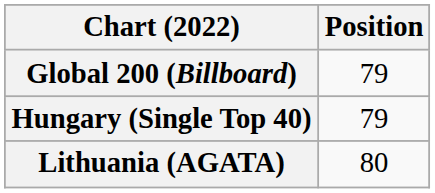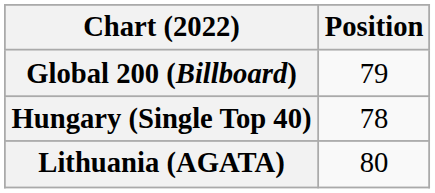(374, 118) 79 -> (374, 118) 78
